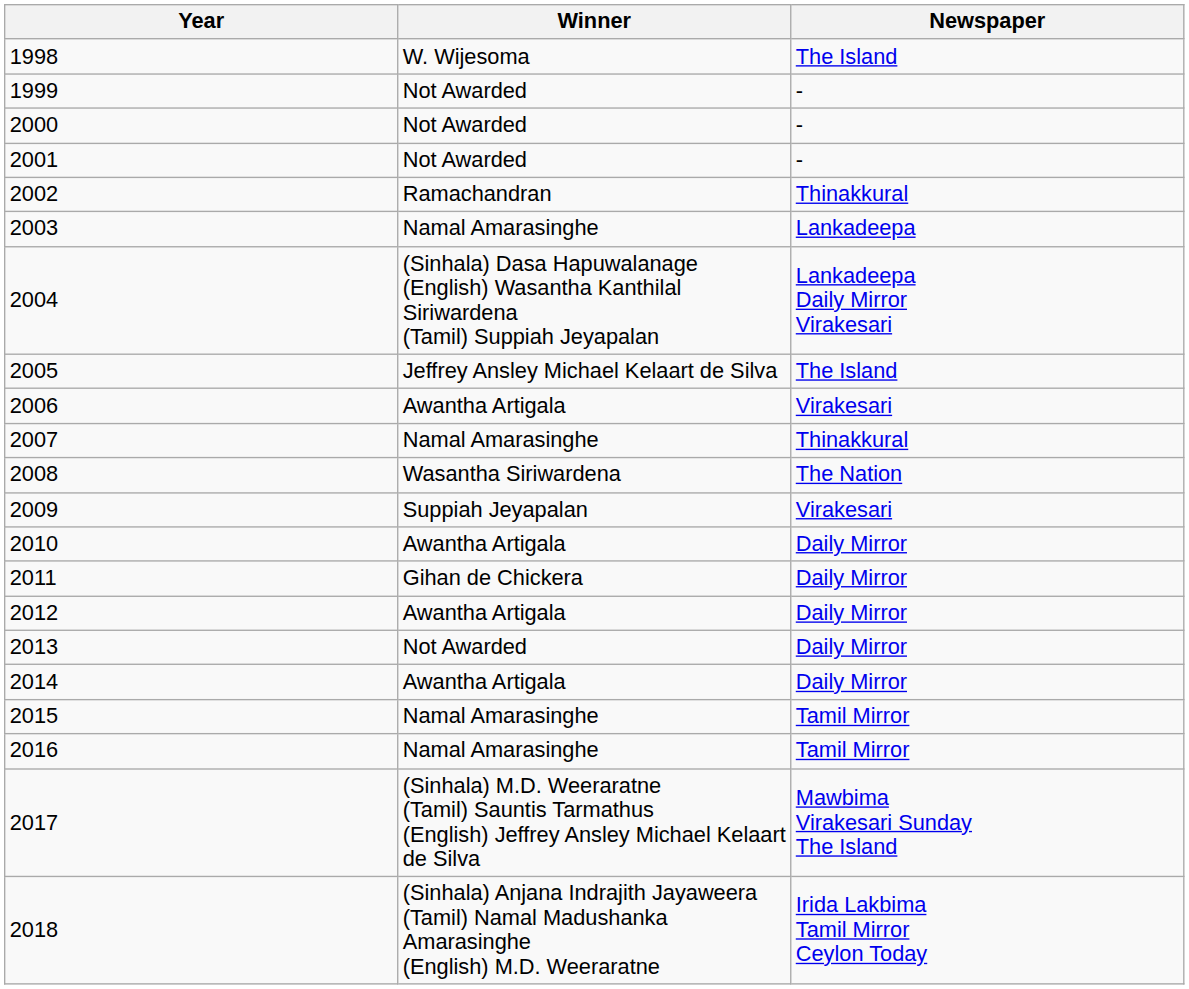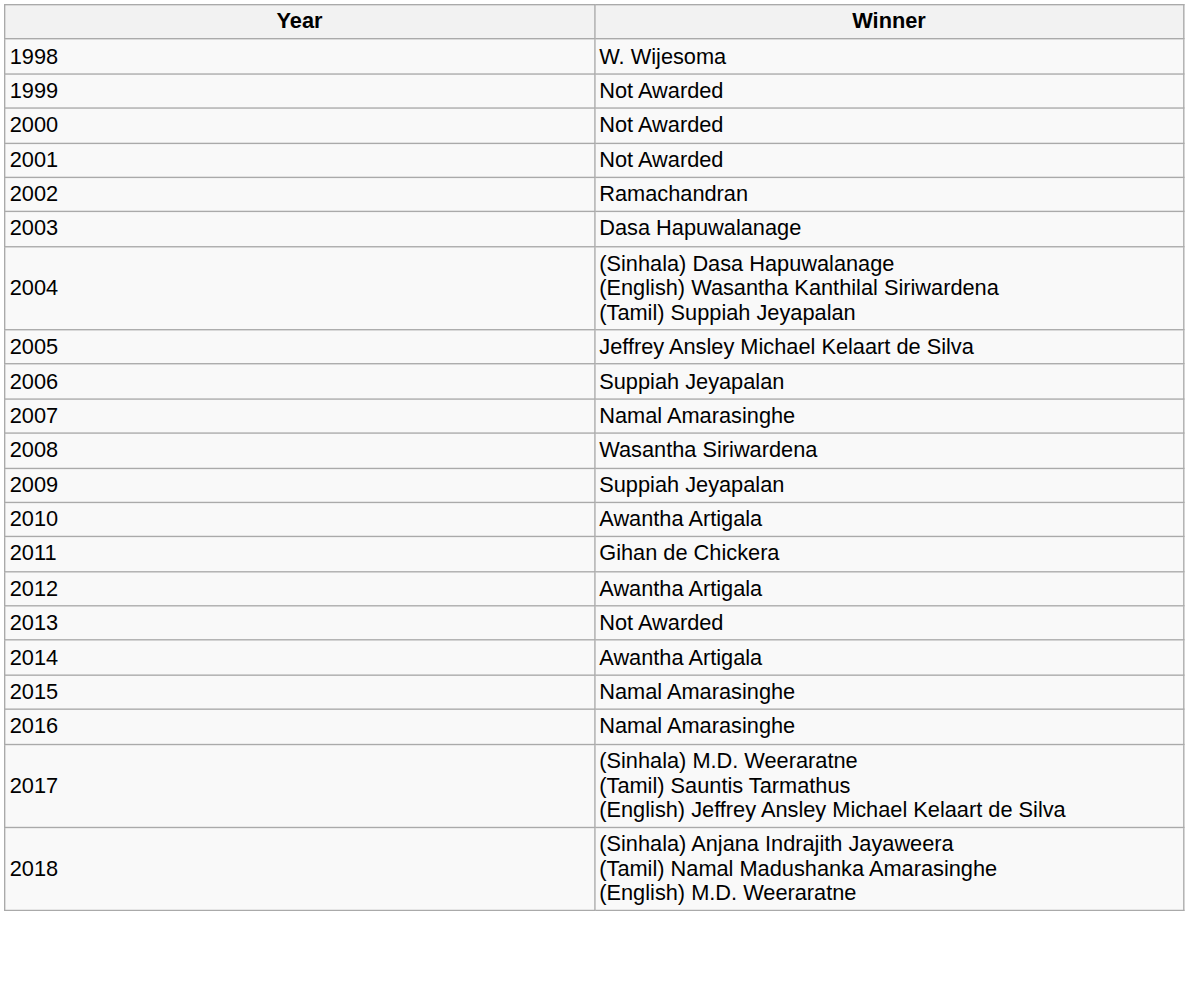- column: (987, 21)
(501, 228) Namal Amarasinghe -> (700, 228) Dasa Hapuwalanage
(484, 405) Awantha Artigala -> (692, 381) Suppiah Jeyapalan
